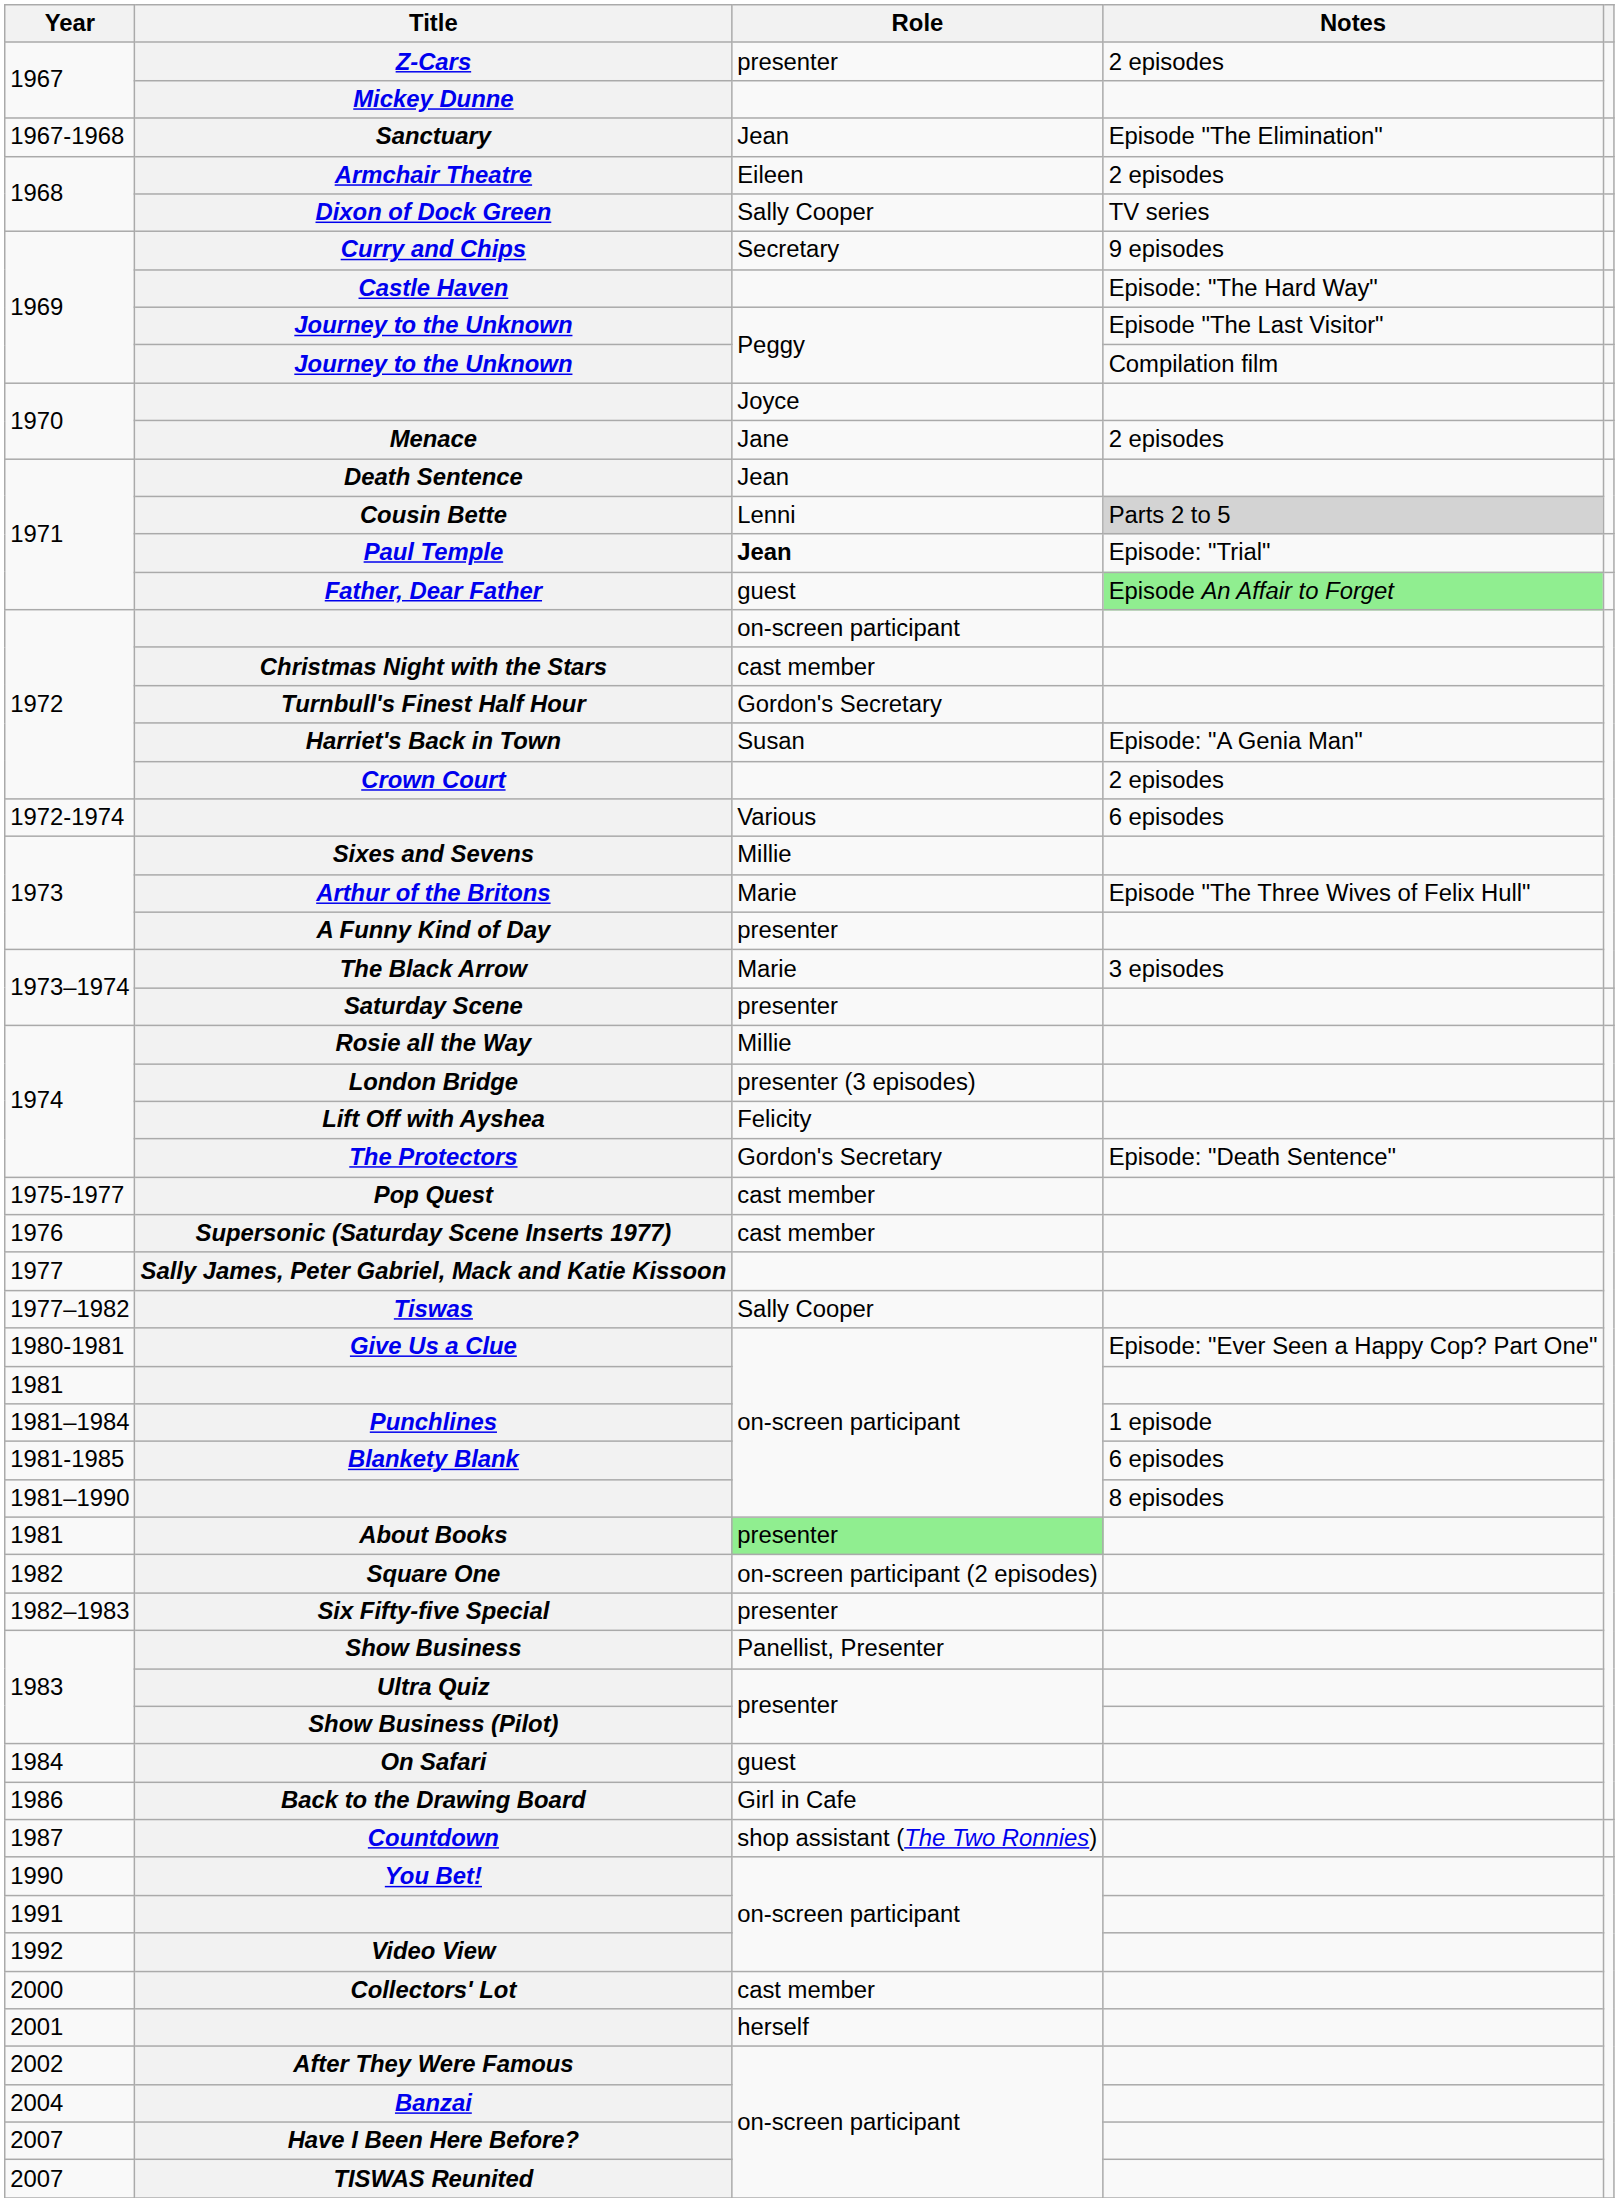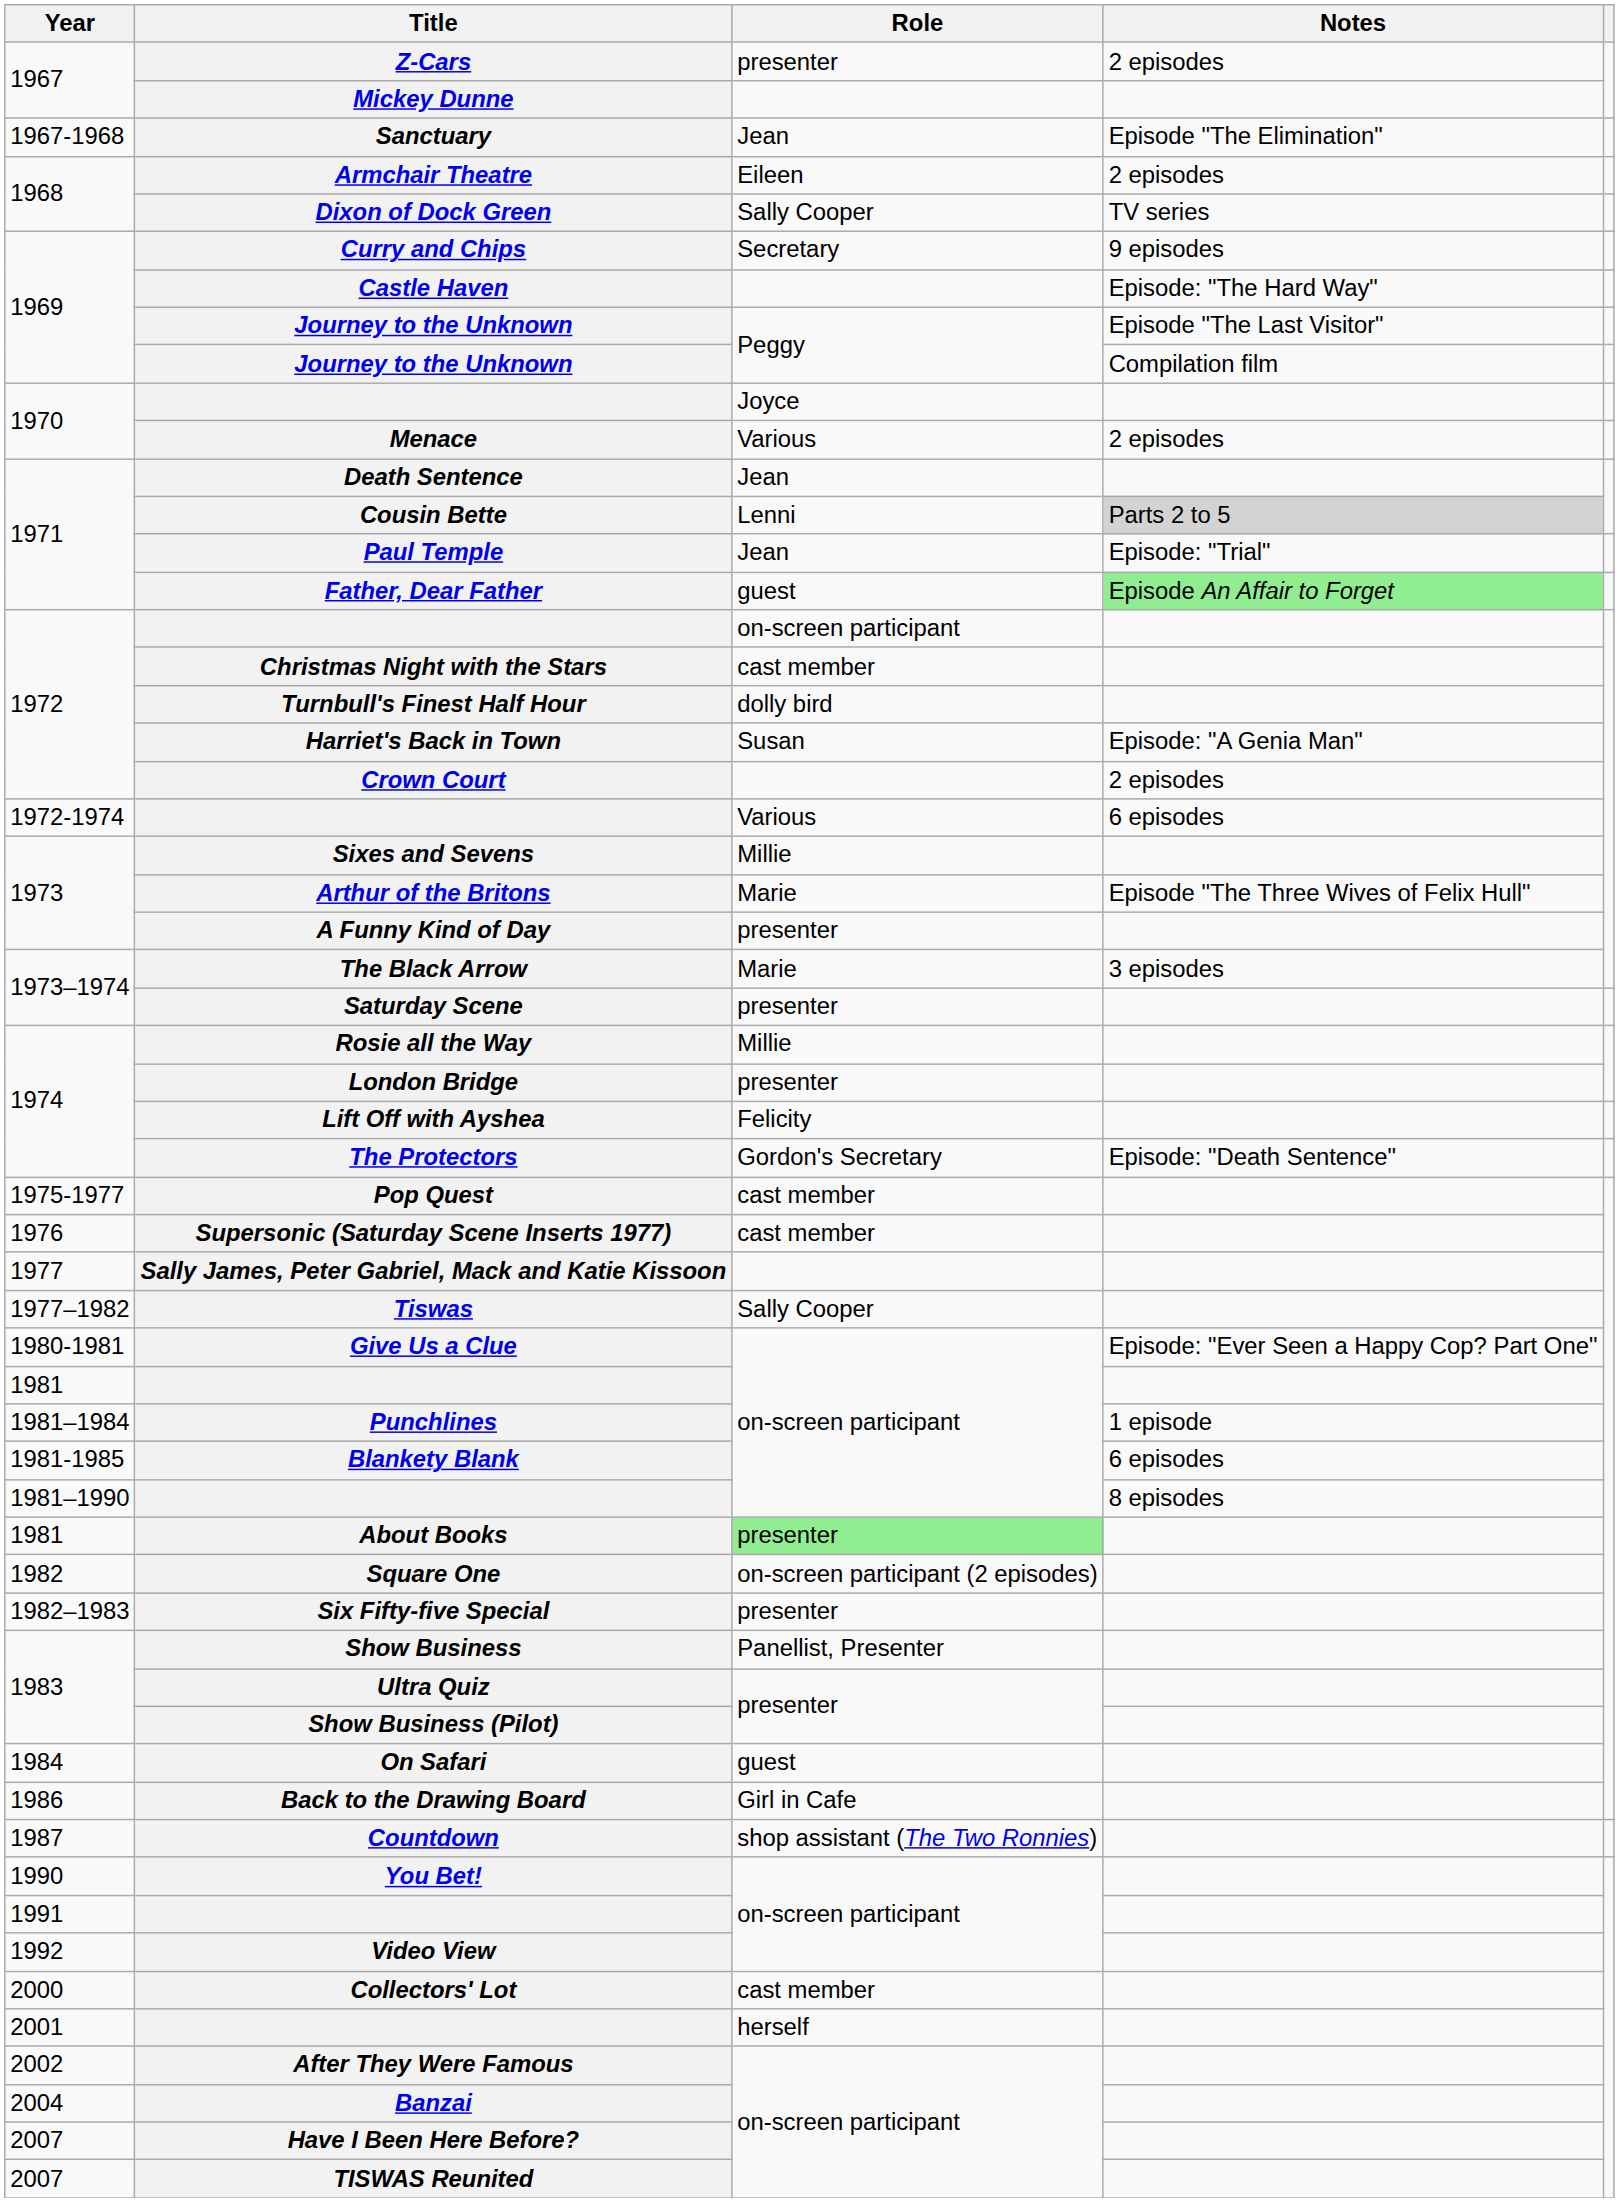(763, 439) Jane -> (777, 439) Various
(764, 552) bold -> (763, 552) normal
(840, 703) Gordon's Secretary -> (785, 703) dolly bird
(856, 1082) presenter (3 episodes) -> (788, 1082) presenter
